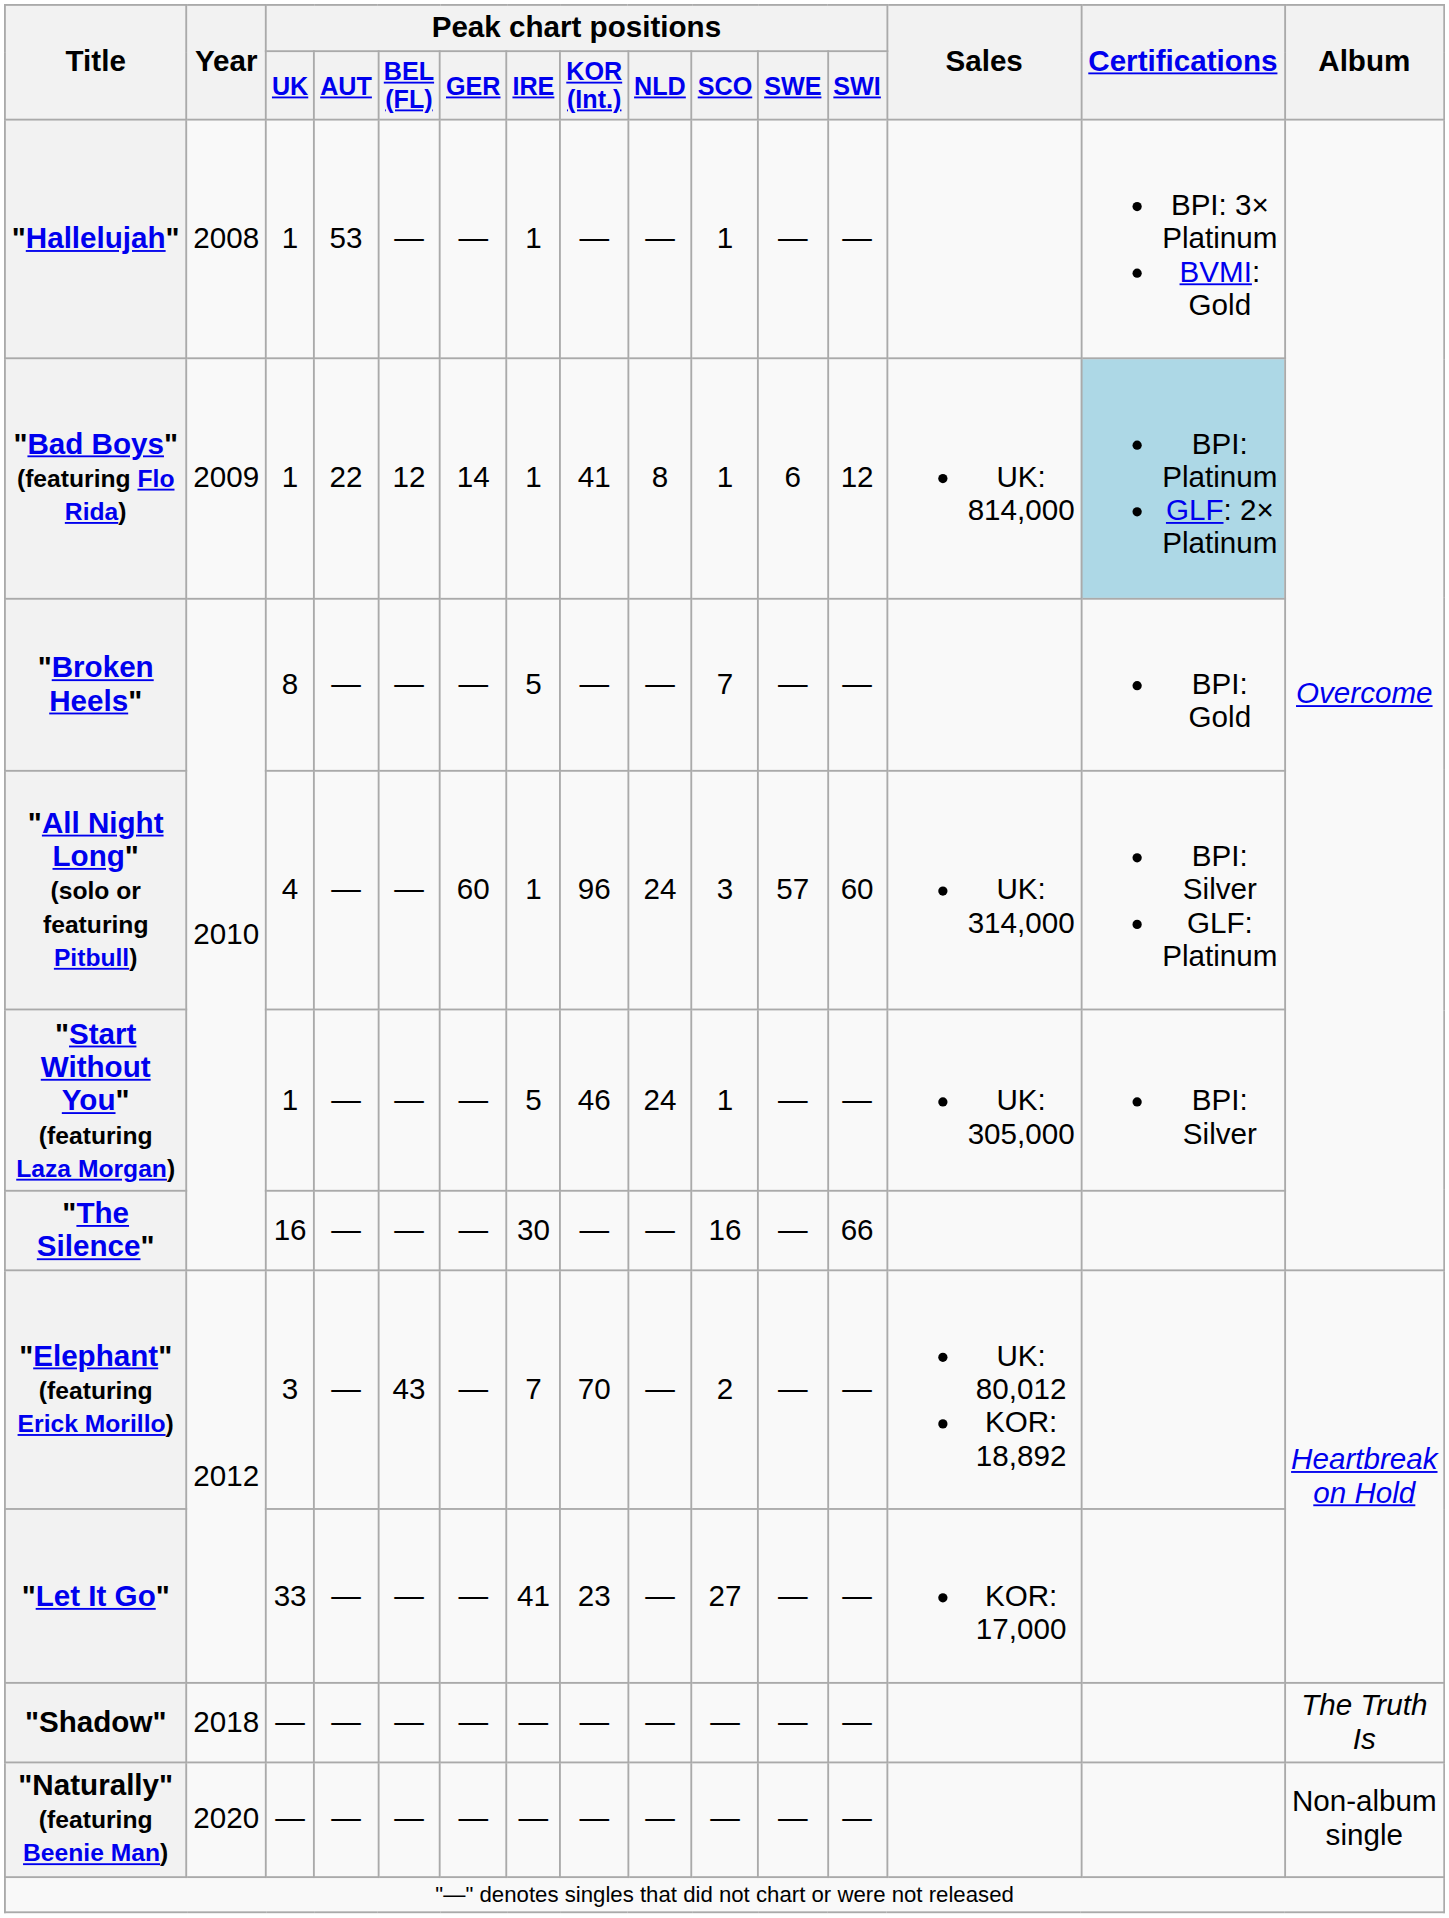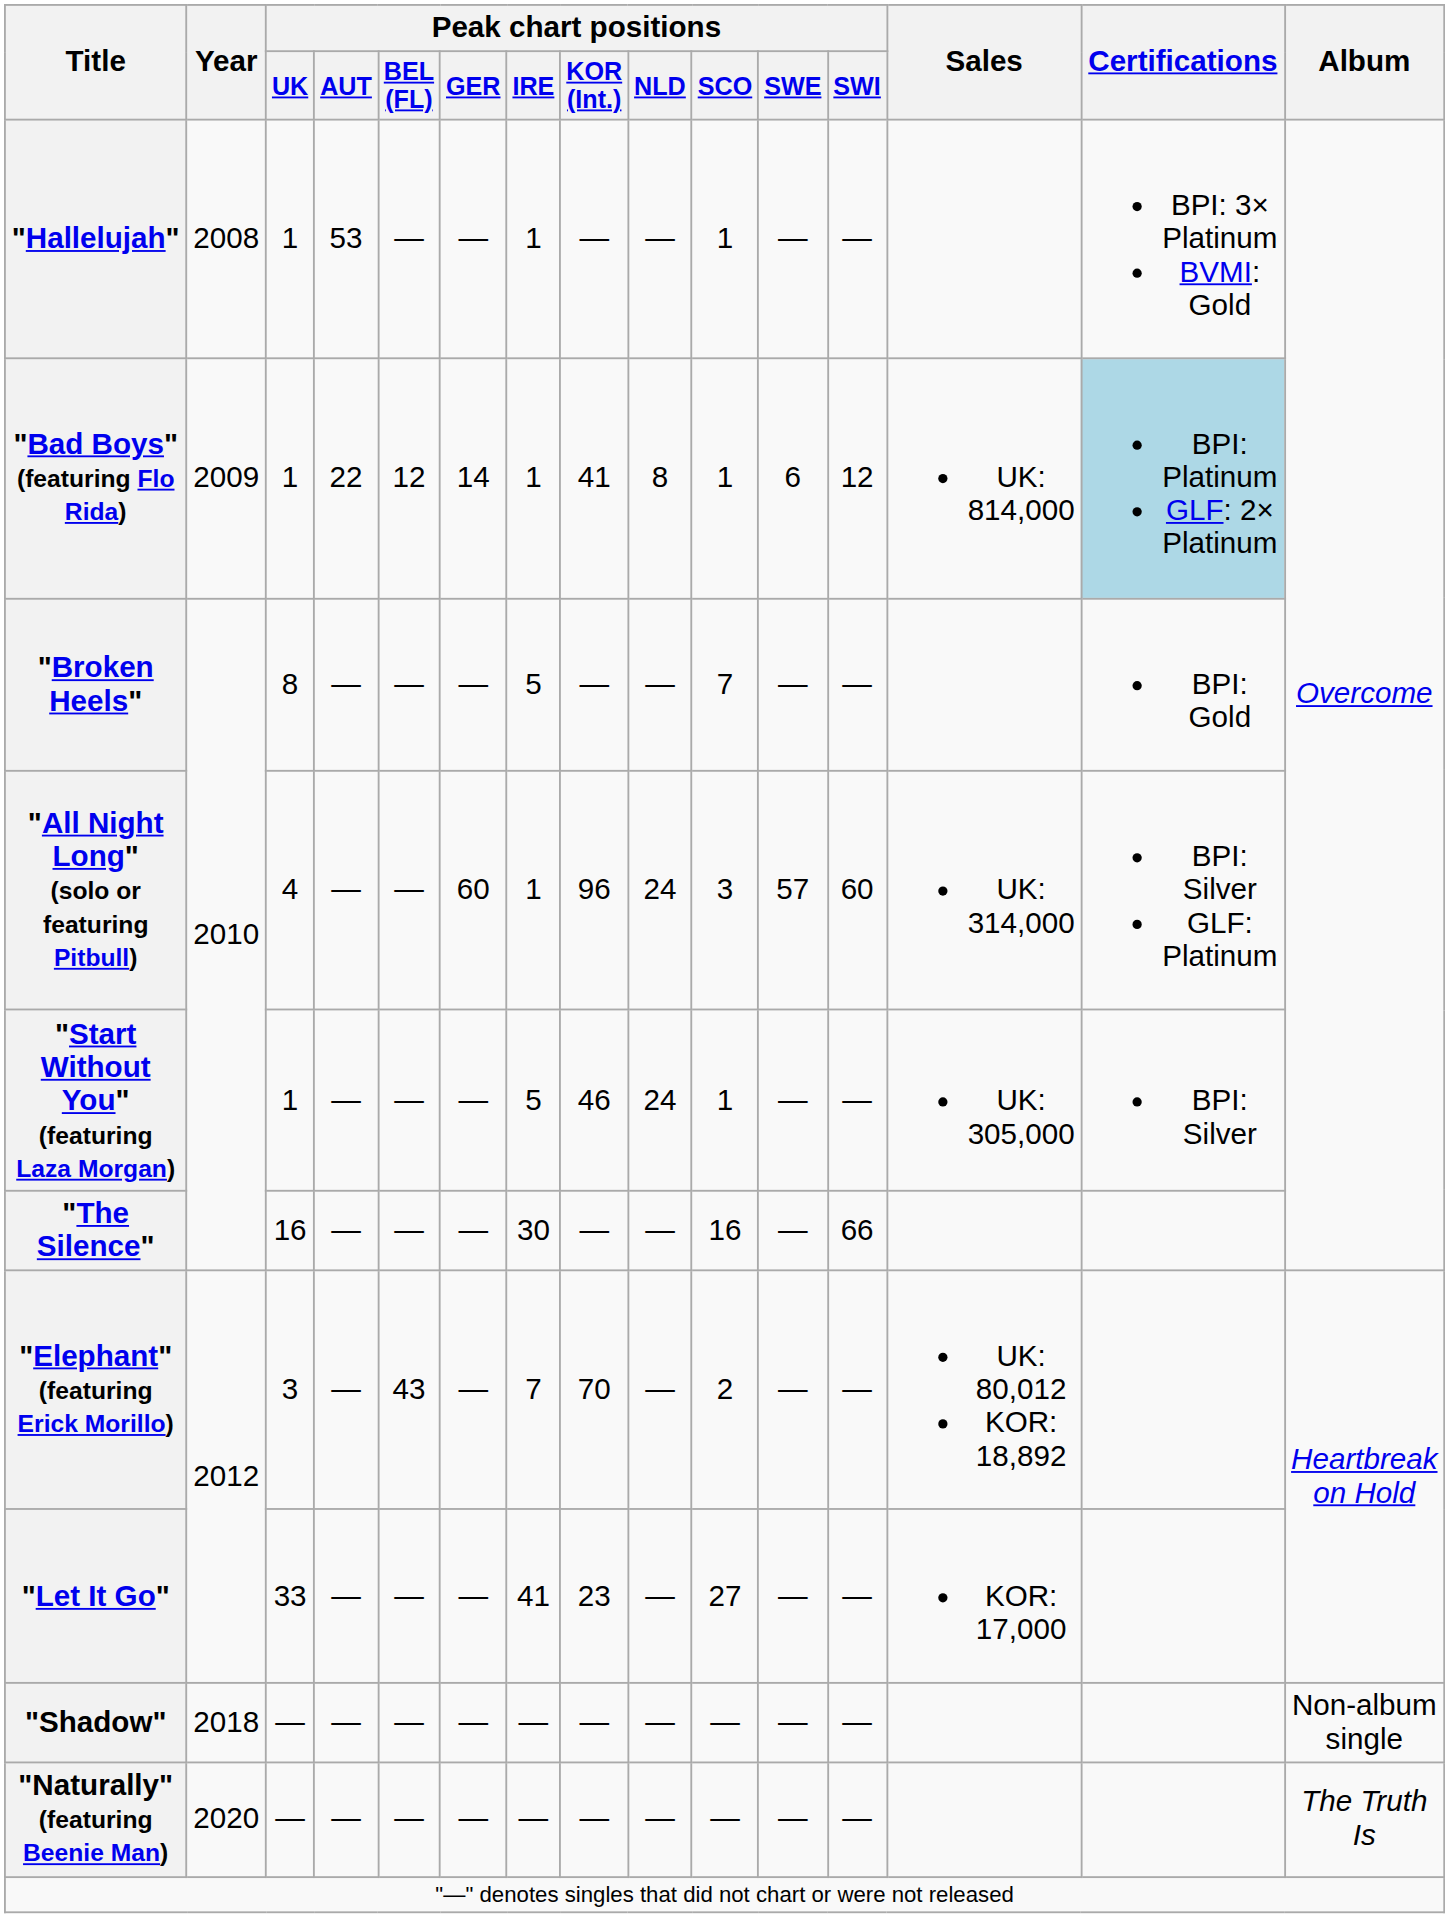(1364, 1722) The Truth Is -> (1364, 1722) Non-album single
(1364, 1819) Non-album single -> (1364, 1819) The Truth Is
